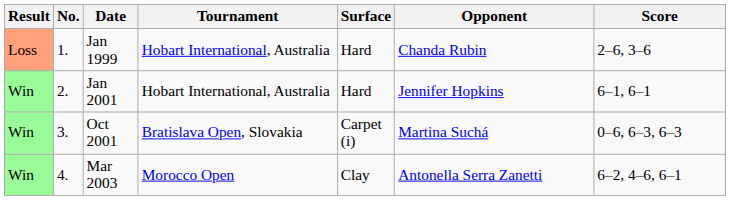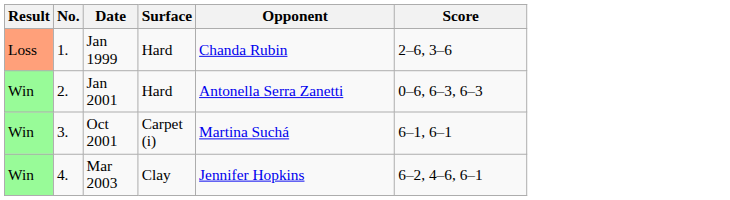- column: (238, 16)
(451, 91) Jennifer Hopkins -> (271, 91) Antonella Serra Zanetti
(624, 91) 6–1, 6–1 -> (440, 91) 0–6, 6–3, 6–3
(640, 132) 0–6, 6–3, 6–3 -> (425, 132) 6–1, 6–1
(470, 174) Antonella Serra Zanetti -> (252, 174) Jennifer Hopkins
